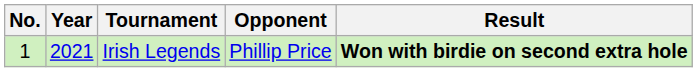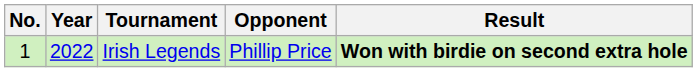(72, 51) 2021 -> (72, 51) 2022
